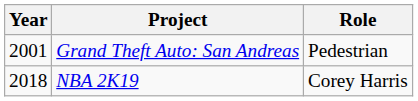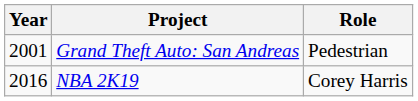(28, 80) 2018 -> (28, 80) 2016
